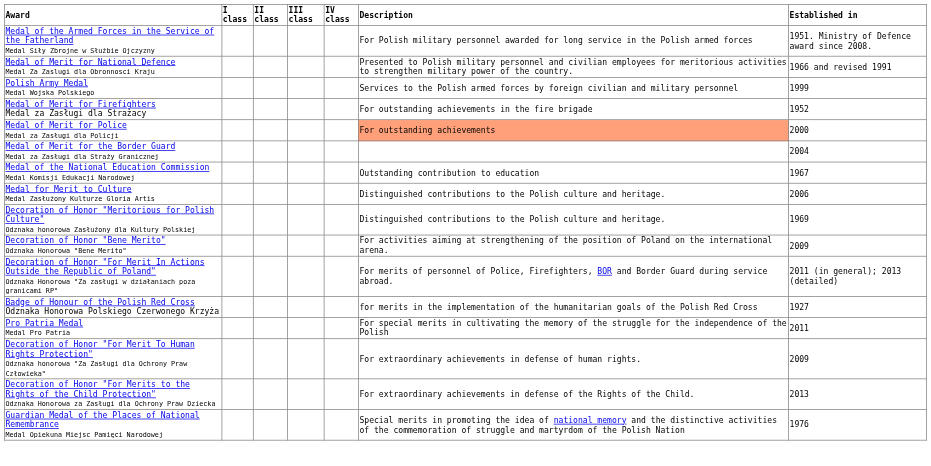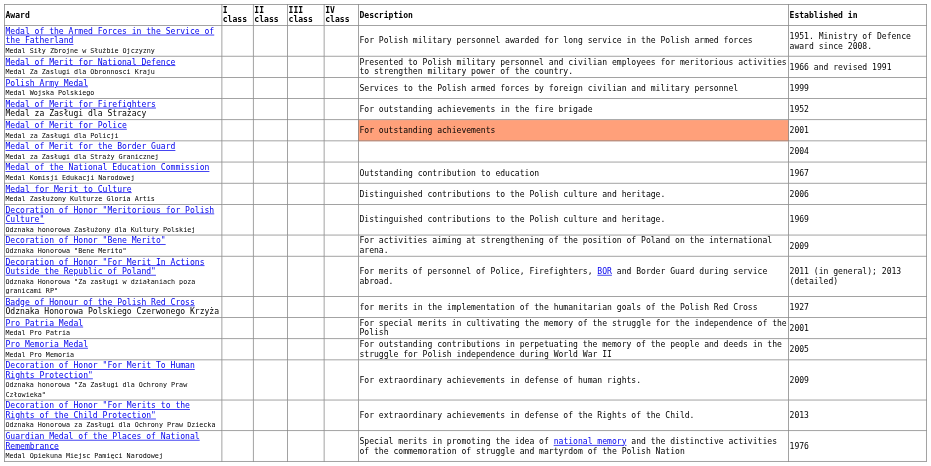(799, 130) 2000 -> (799, 130) 2001
(799, 328) 2011 -> (799, 328) 2001
+ row: (47, 349)
